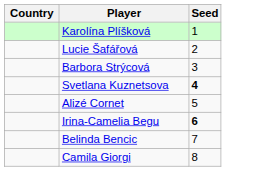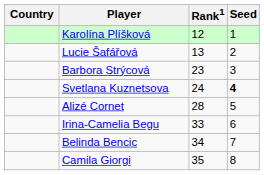+ column: (208, 15)
(195, 121) bold -> (233, 124) normal
